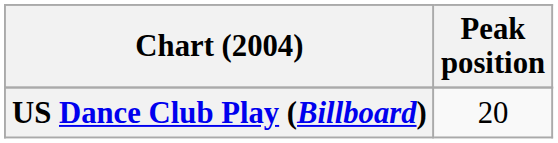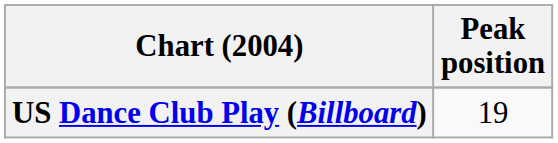(493, 112) 20 -> (493, 112) 19
